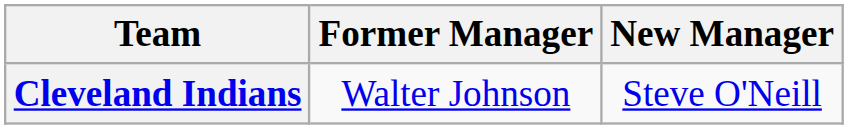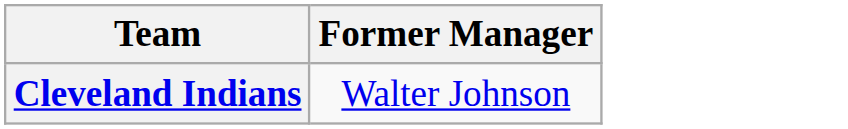- column: (722, 33)
